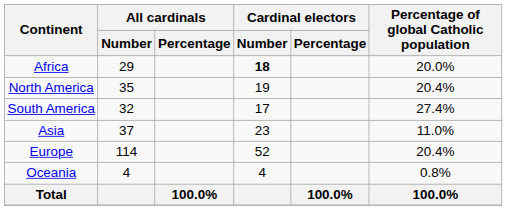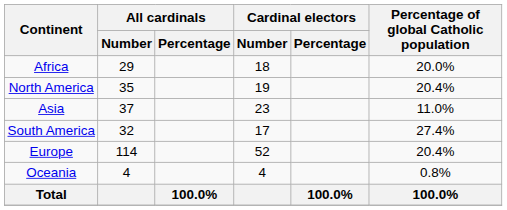(262, 66) bold -> (262, 66) normal
rows swapped: (51, 109) <-> (51, 130)
